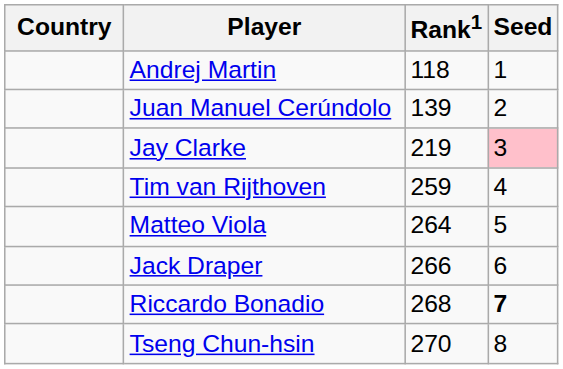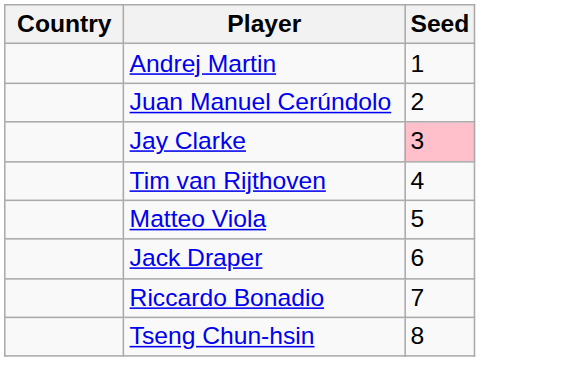- column: (446, 27)
(500, 304) bold -> (417, 297) normal
